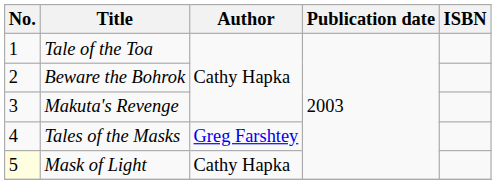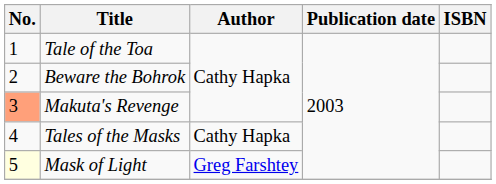(13, 106) no background -> (13, 106) lightsalmon background
(246, 135) Greg Farshtey -> (242, 135) Cathy Hapka
(242, 164) Cathy Hapka -> (246, 164) Greg Farshtey
